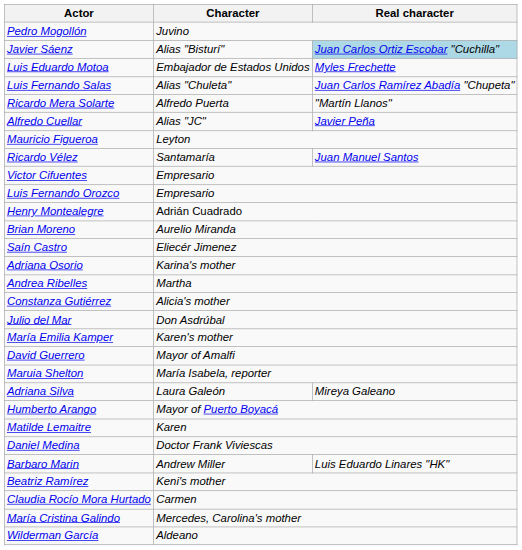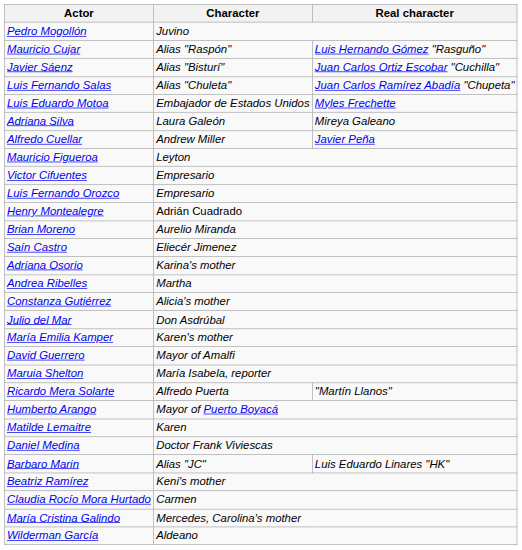+ row: (44, 49)
(407, 49) lightblue background -> (407, 67) no background
rows swapped: (59, 85) <-> (58, 67)
rows swapped: (61, 103) <-> (40, 391)
(181, 121) Alias "JC" -> (191, 139) Andrew Miller
- row: (42, 157)
(191, 463) Andrew Miller -> (181, 463) Alias "JC"
